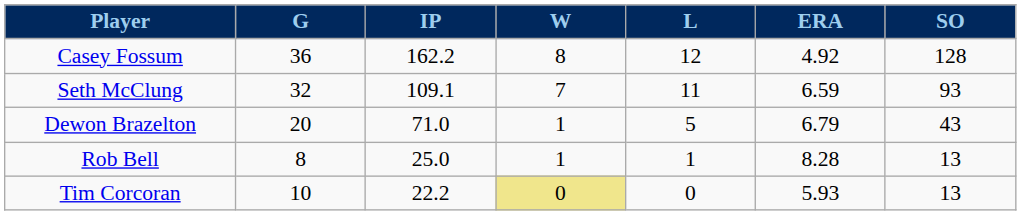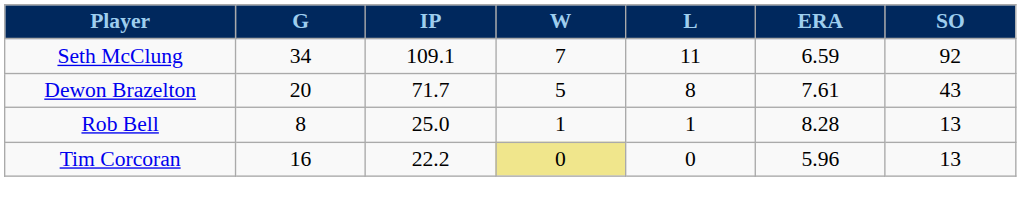- row: (120, 55)
(301, 90) 32 -> (301, 55) 34
(950, 90) 93 -> (950, 55) 92
(431, 124) 71.0 -> (431, 90) 71.7
(560, 124) 1 -> (560, 90) 5
(690, 124) 5 -> (690, 90) 8
(820, 124) 6.79 -> (820, 90) 7.61
(301, 192) 10 -> (301, 158) 16
(820, 192) 5.93 -> (820, 158) 5.96
